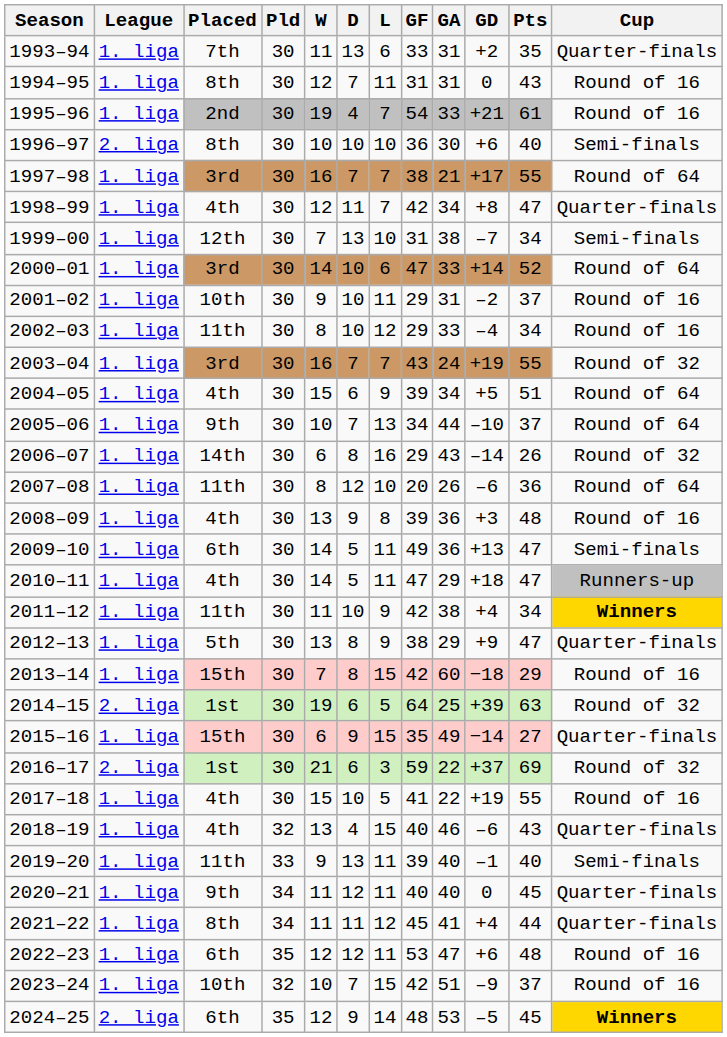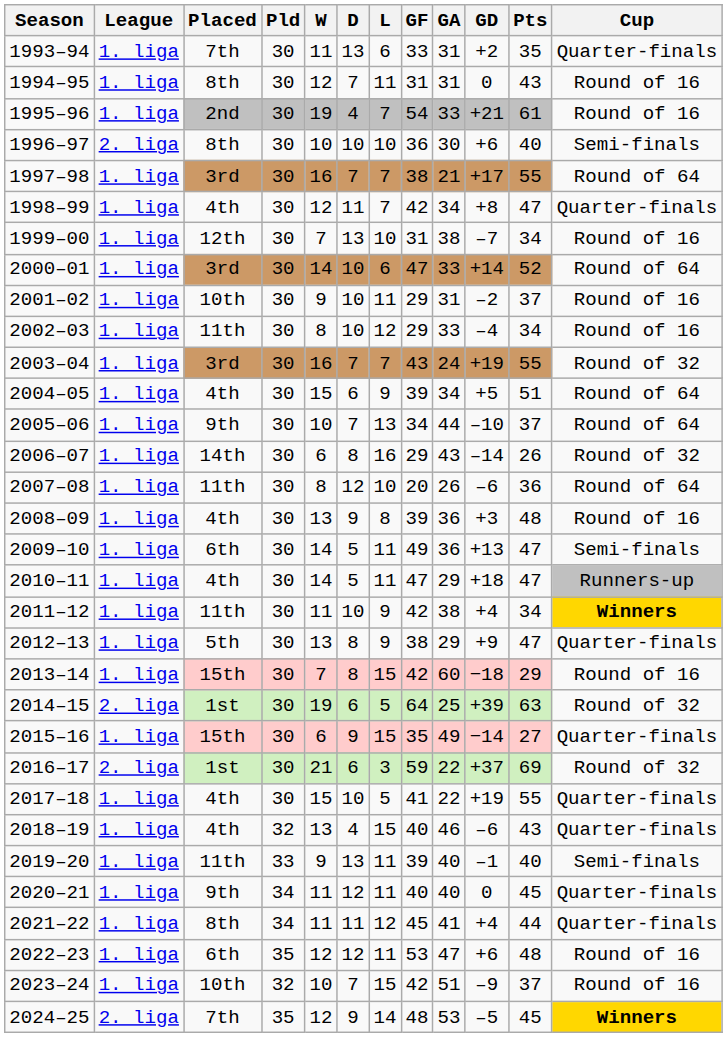(637, 238) Semi-finals -> (637, 238) Round of 16
(637, 799) Round of 16 -> (637, 799) Quarter-finals
(222, 1017) 6th -> (222, 1017) 7th
